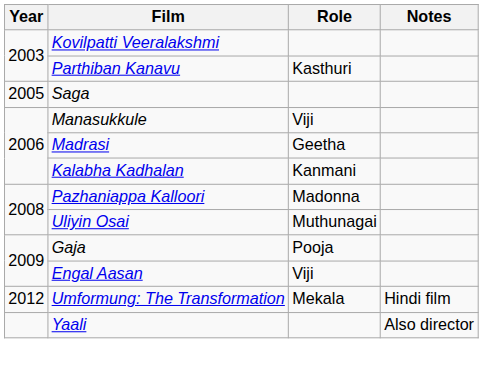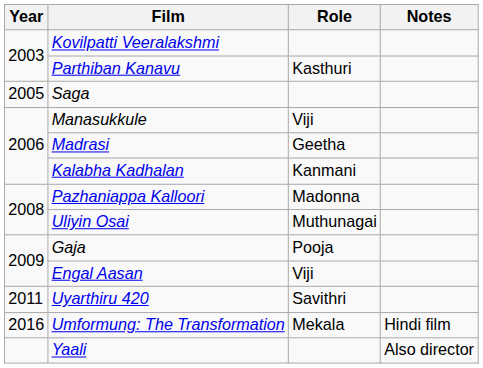+ row: (100, 299)
(26, 299) 2012 -> (26, 324) 2016
